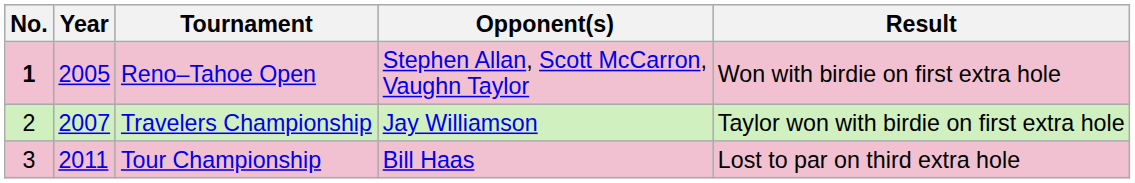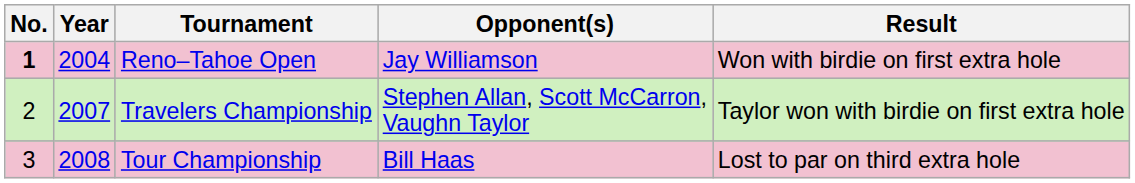(84, 73) 2005 -> (84, 60) 2004
(545, 73) Stephen Allan, Scott McCarron, Vaughn Taylor -> (460, 60) Jay Williamson
(460, 123) Jay Williamson -> (545, 110) Stephen Allan, Scott McCarron, Vaughn Taylor
(83, 160) 2011 -> (84, 160) 2008
